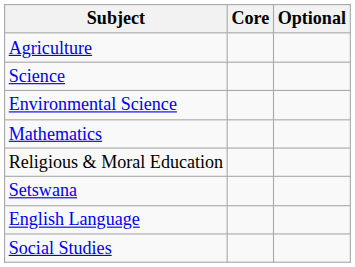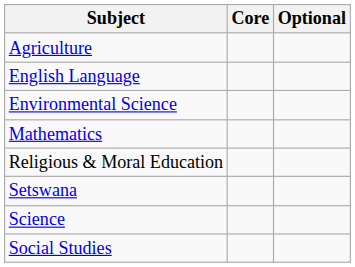rows swapped: (74, 219) <-> (37, 76)
